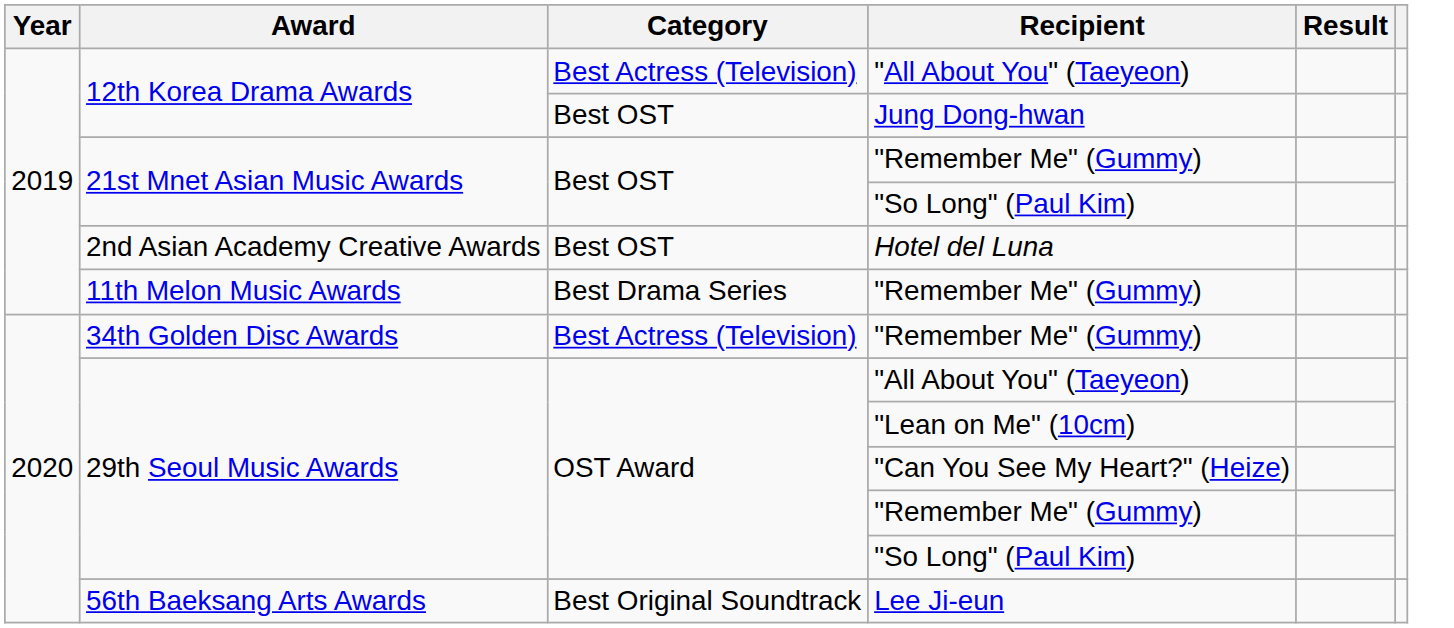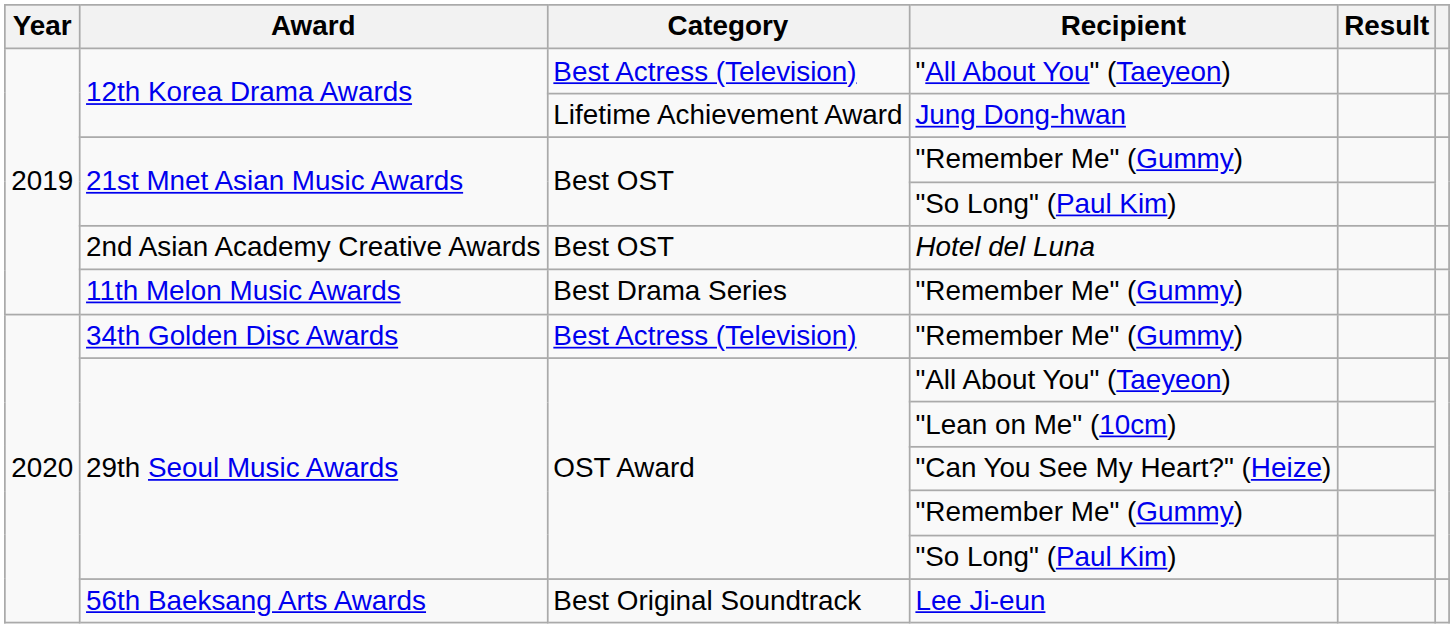(614, 114) Best OST -> (728, 114) Lifetime Achievement Award
